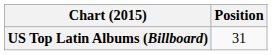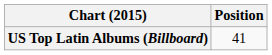(239, 38) 31 -> (239, 38) 41
